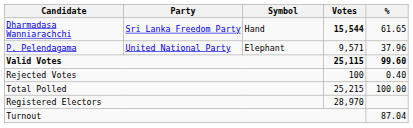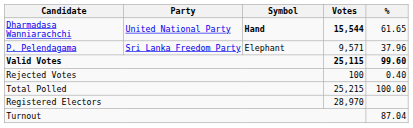(183, 29) Sri Lanka Freedom Party -> (178, 29) United National Party
(255, 29) normal -> (255, 29) bold
(178, 48) United National Party -> (183, 48) Sri Lanka Freedom Party
